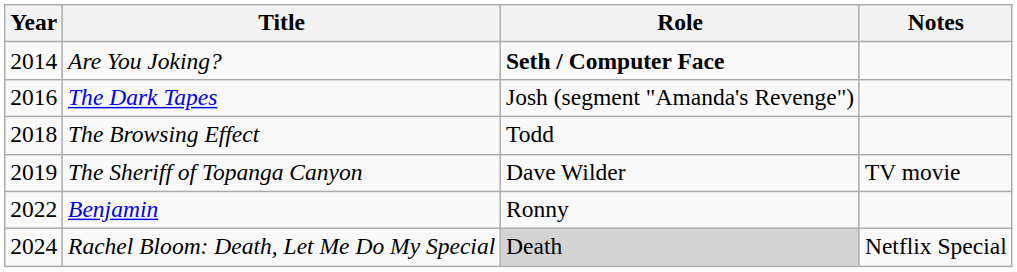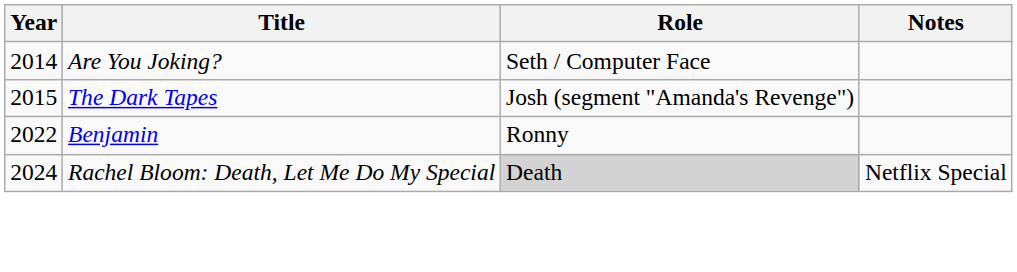(615, 60) bold -> (608, 60) normal
(34, 97) 2016 -> (34, 97) 2015
- row: (164, 135)
- row: (215, 172)
